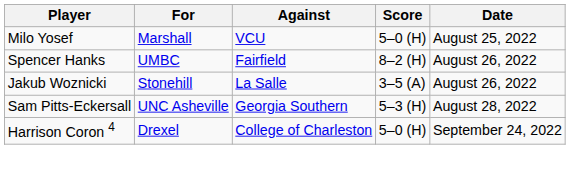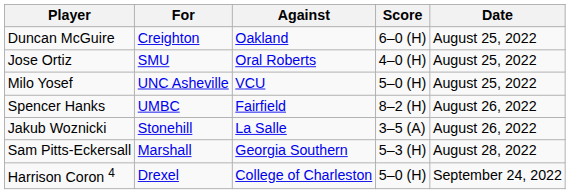+ row: (61, 38)
+ row: (40, 60)
(165, 38) Marshall -> (183, 83) UNC Asheville
(183, 106) UNC Asheville -> (165, 151) Marshall
